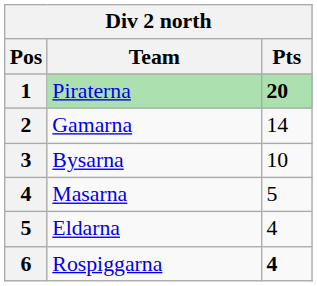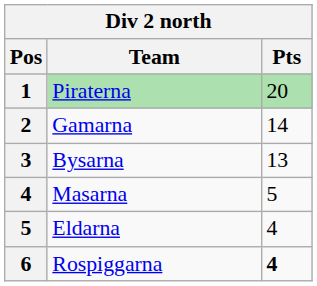(277, 90) bold -> (277, 90) normal
(277, 159) 10 -> (277, 159) 13
